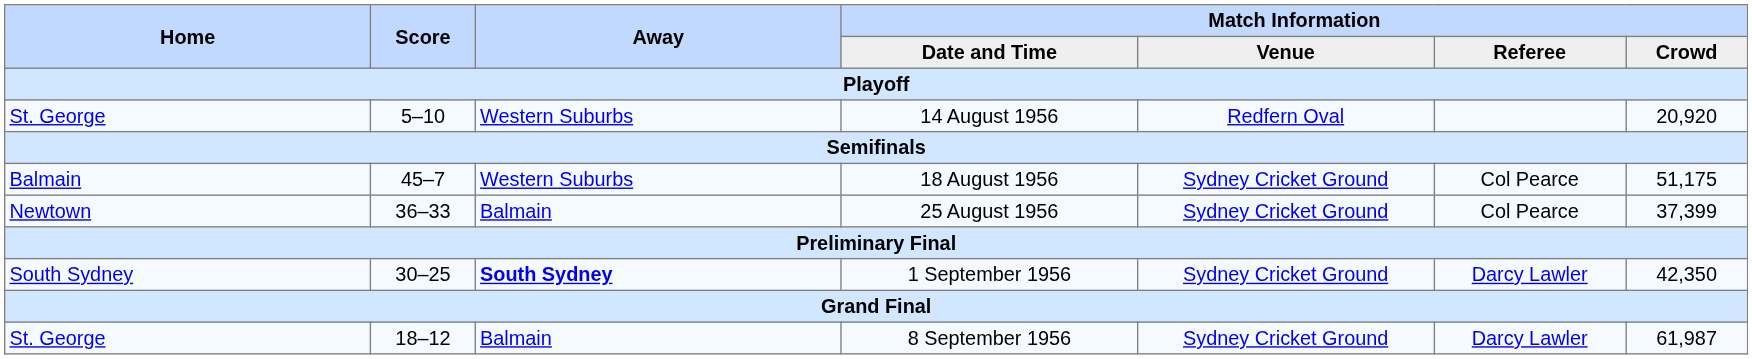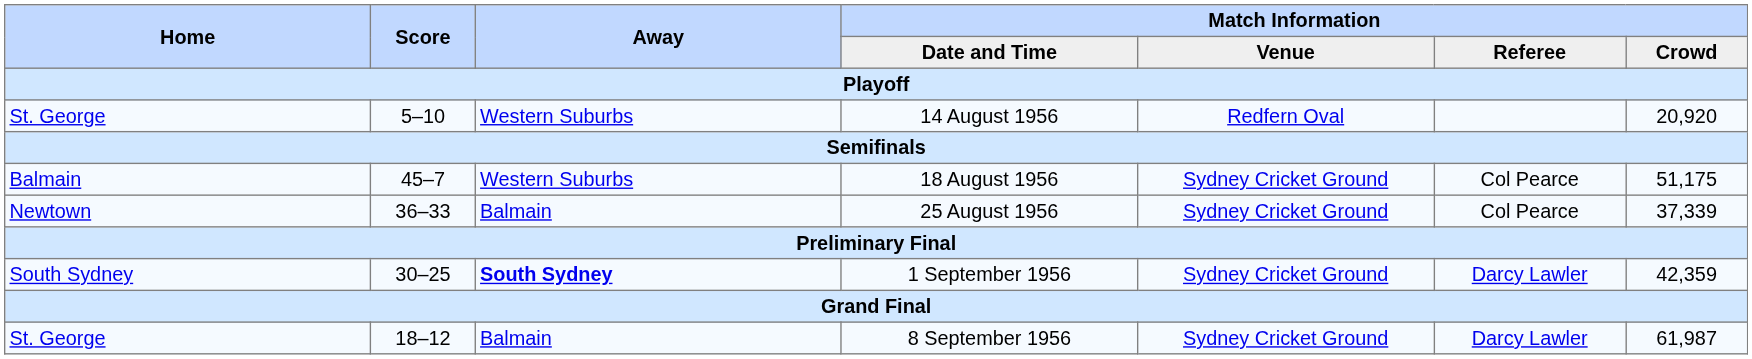(1687, 211) 37,399 -> (1687, 211) 37,339
(1687, 274) 42,350 -> (1687, 274) 42,359
